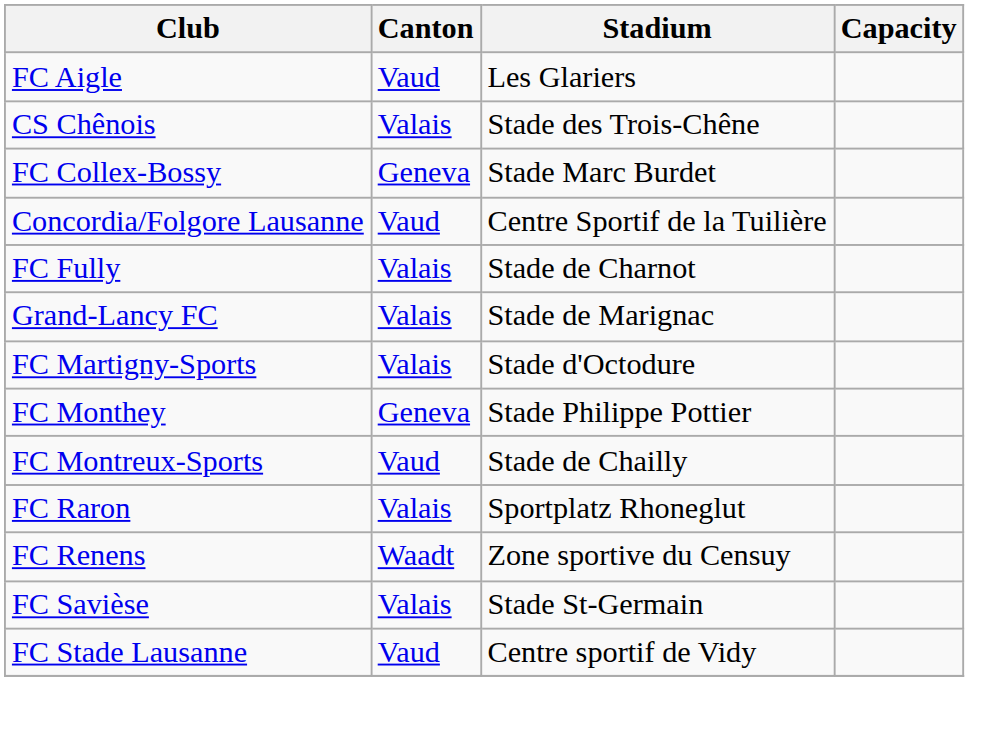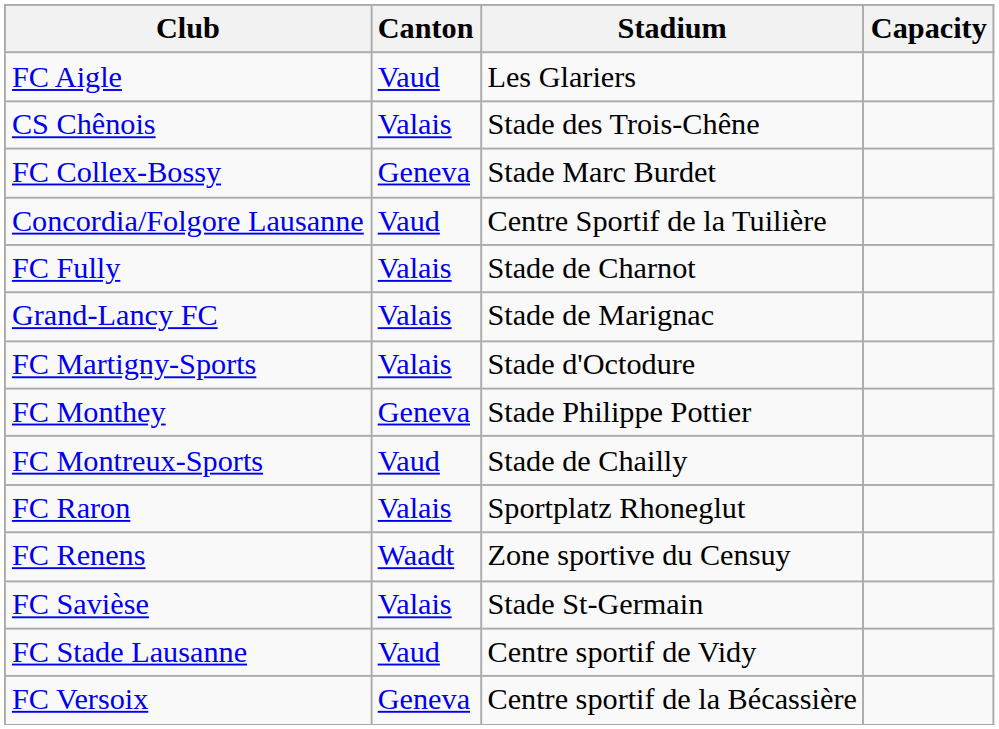+ row: (80, 699)
